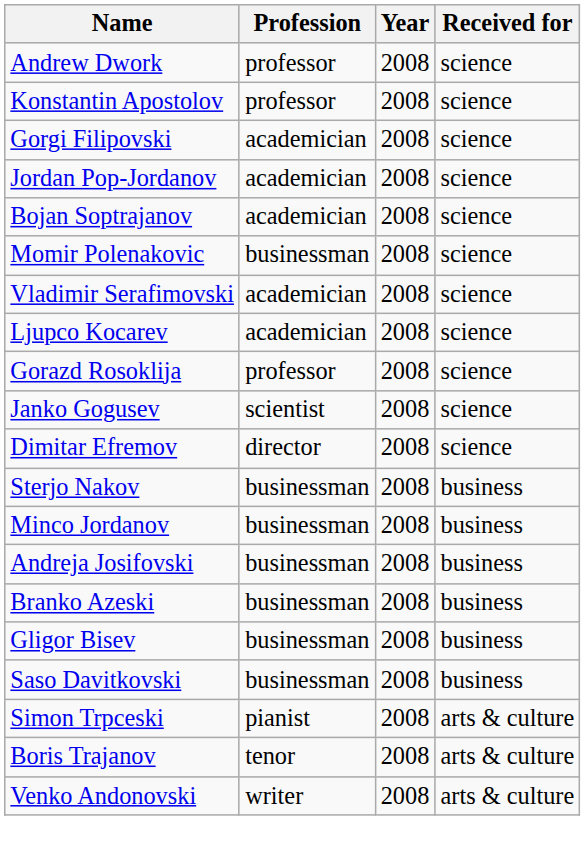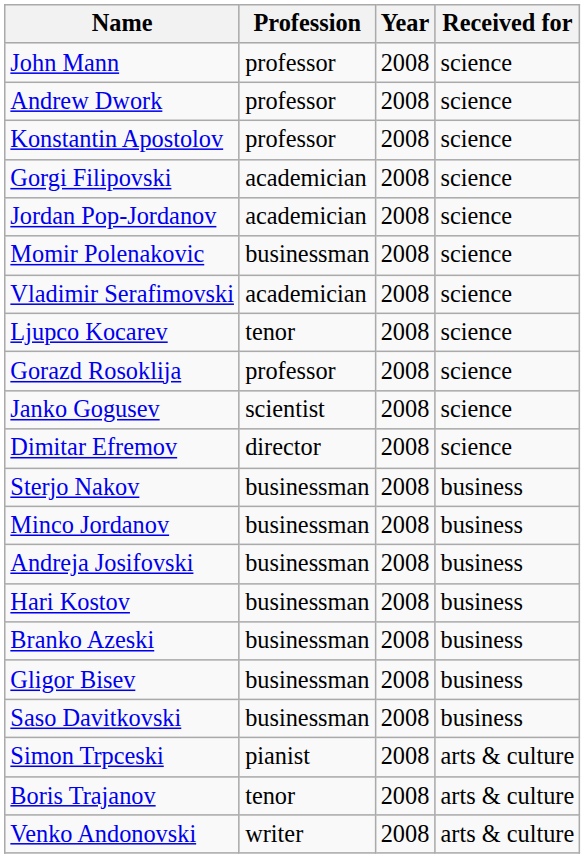+ row: (65, 62)
- row: (101, 216)
(306, 332) academician -> (270, 332) tenor
+ row: (70, 602)
